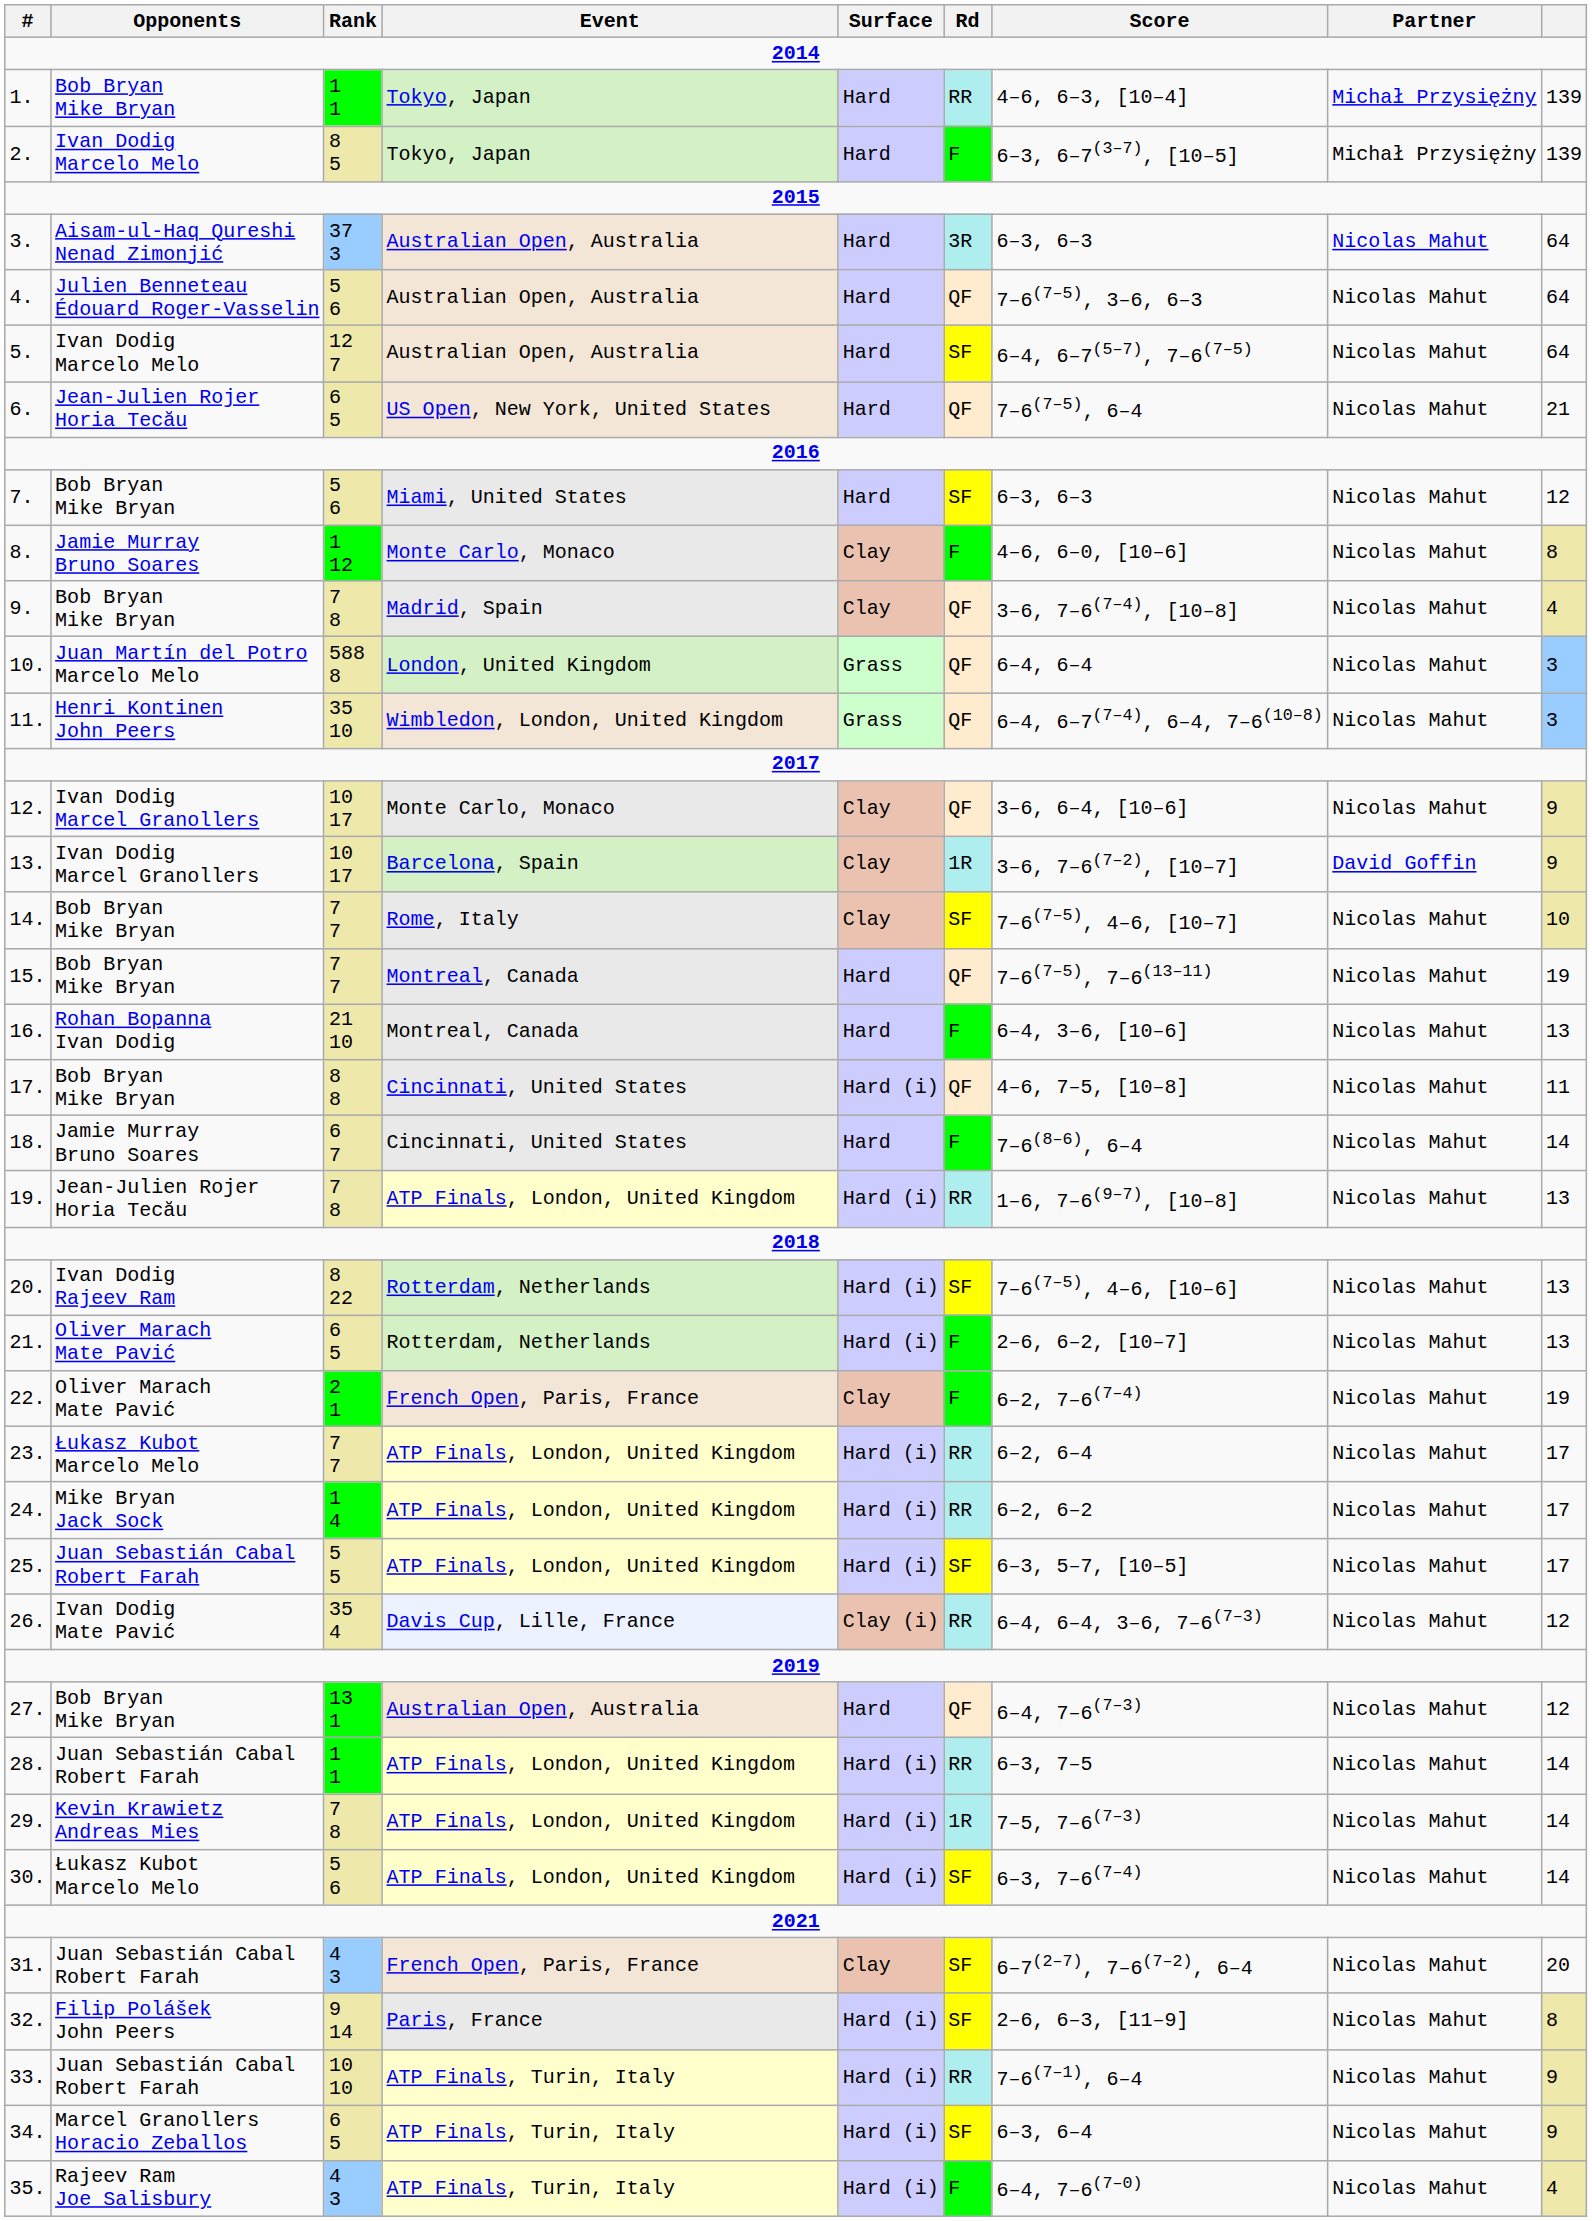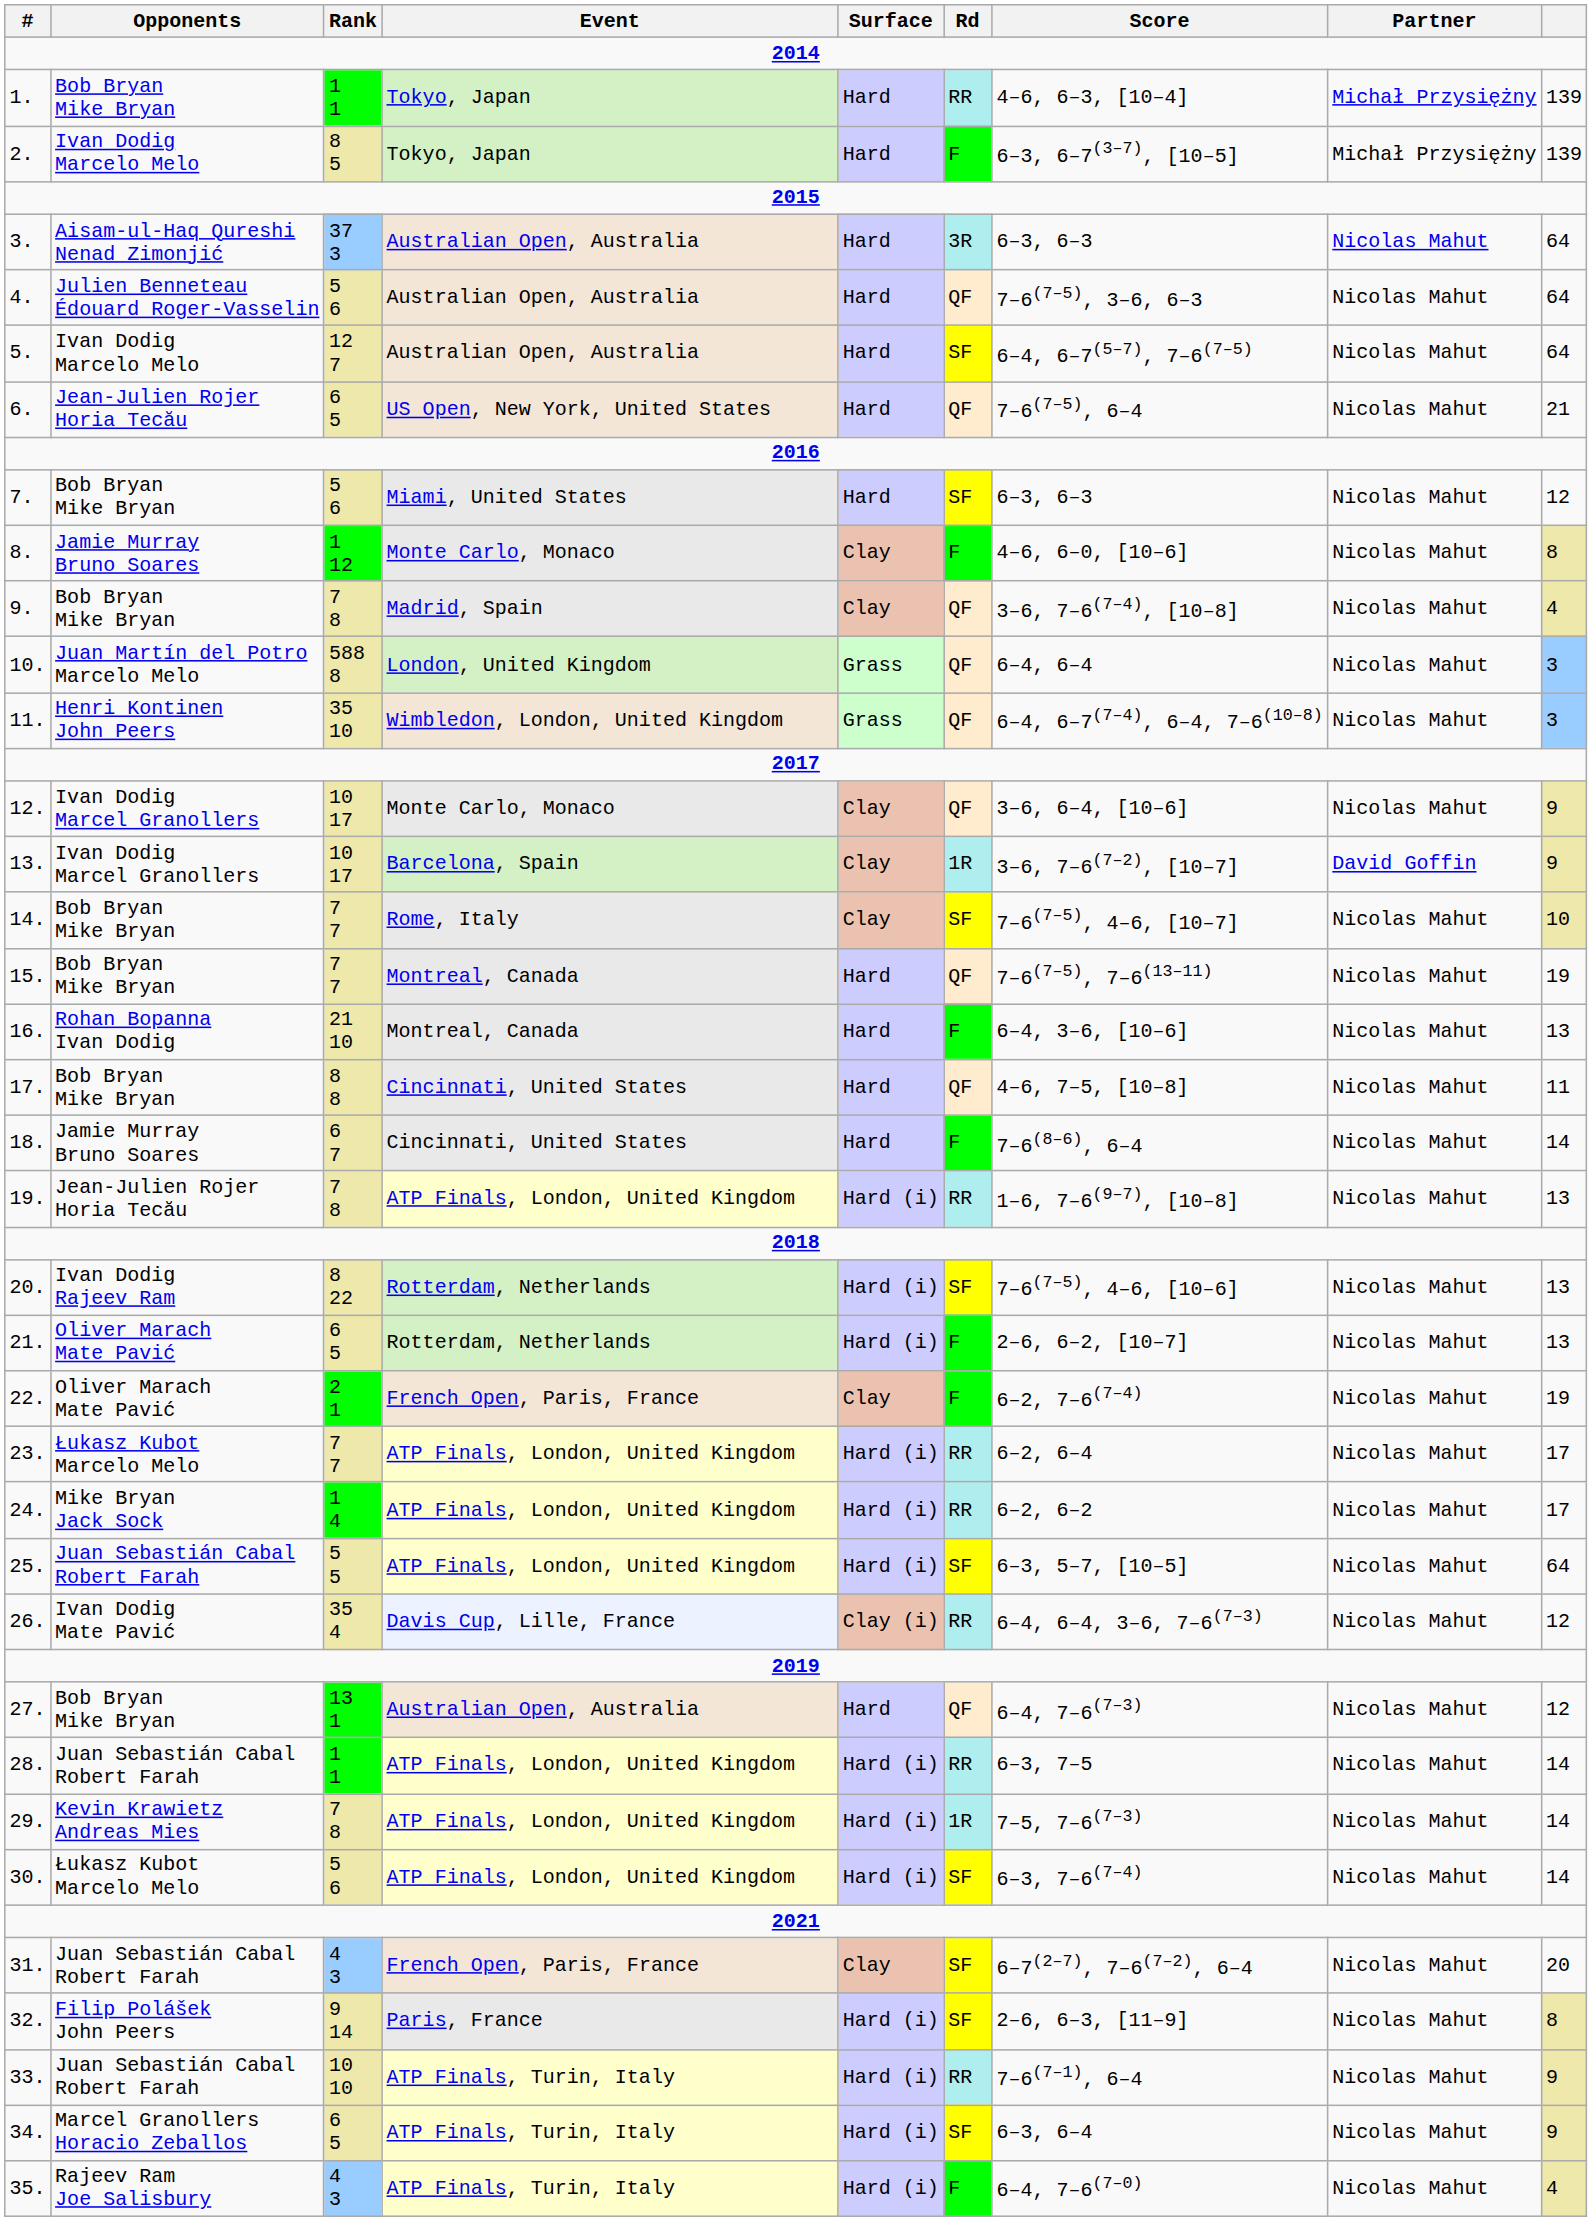(891, 1087) Hard (i) -> (867, 1087) Hard
(1558, 1566) 17 -> (1558, 1566) 64
